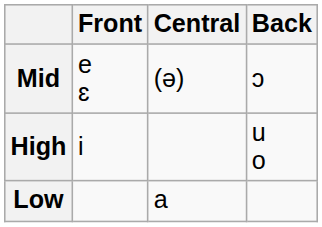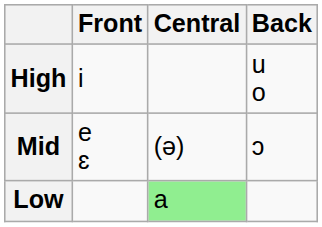rows swapped: (38, 146) <-> (38, 78)
(161, 200) no background -> (161, 200) lightgreen background
